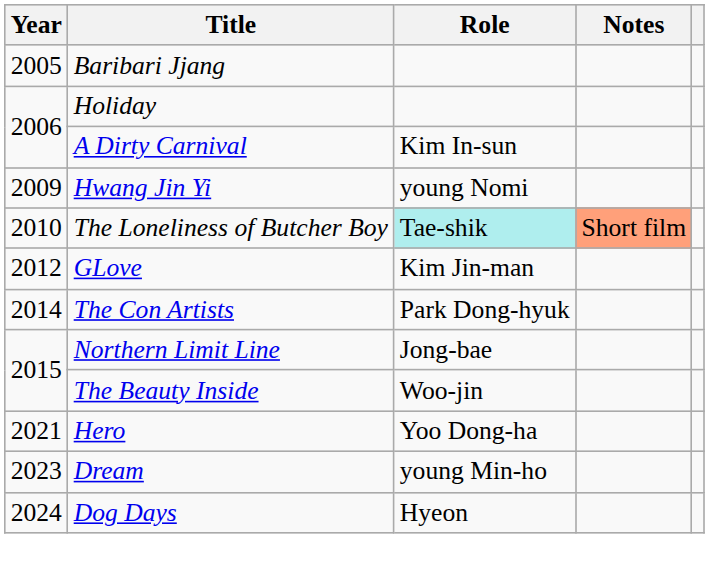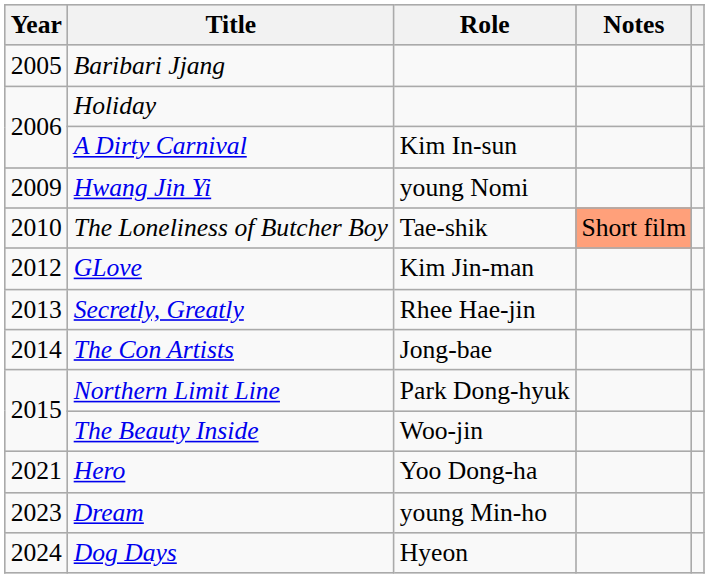(444, 227) paleturquoise background -> (444, 227) no background
+ row: (159, 308)
(485, 308) Park Dong-hyuk -> (446, 349) Jong-bae
(446, 349) Jong-bae -> (485, 390) Park Dong-hyuk
